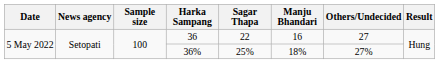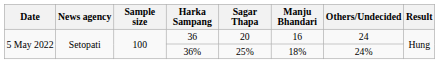(245, 37) 22 -> (245, 37) 20
(364, 37) 27 -> (364, 37) 24
(364, 51) 27% -> (364, 51) 24%
